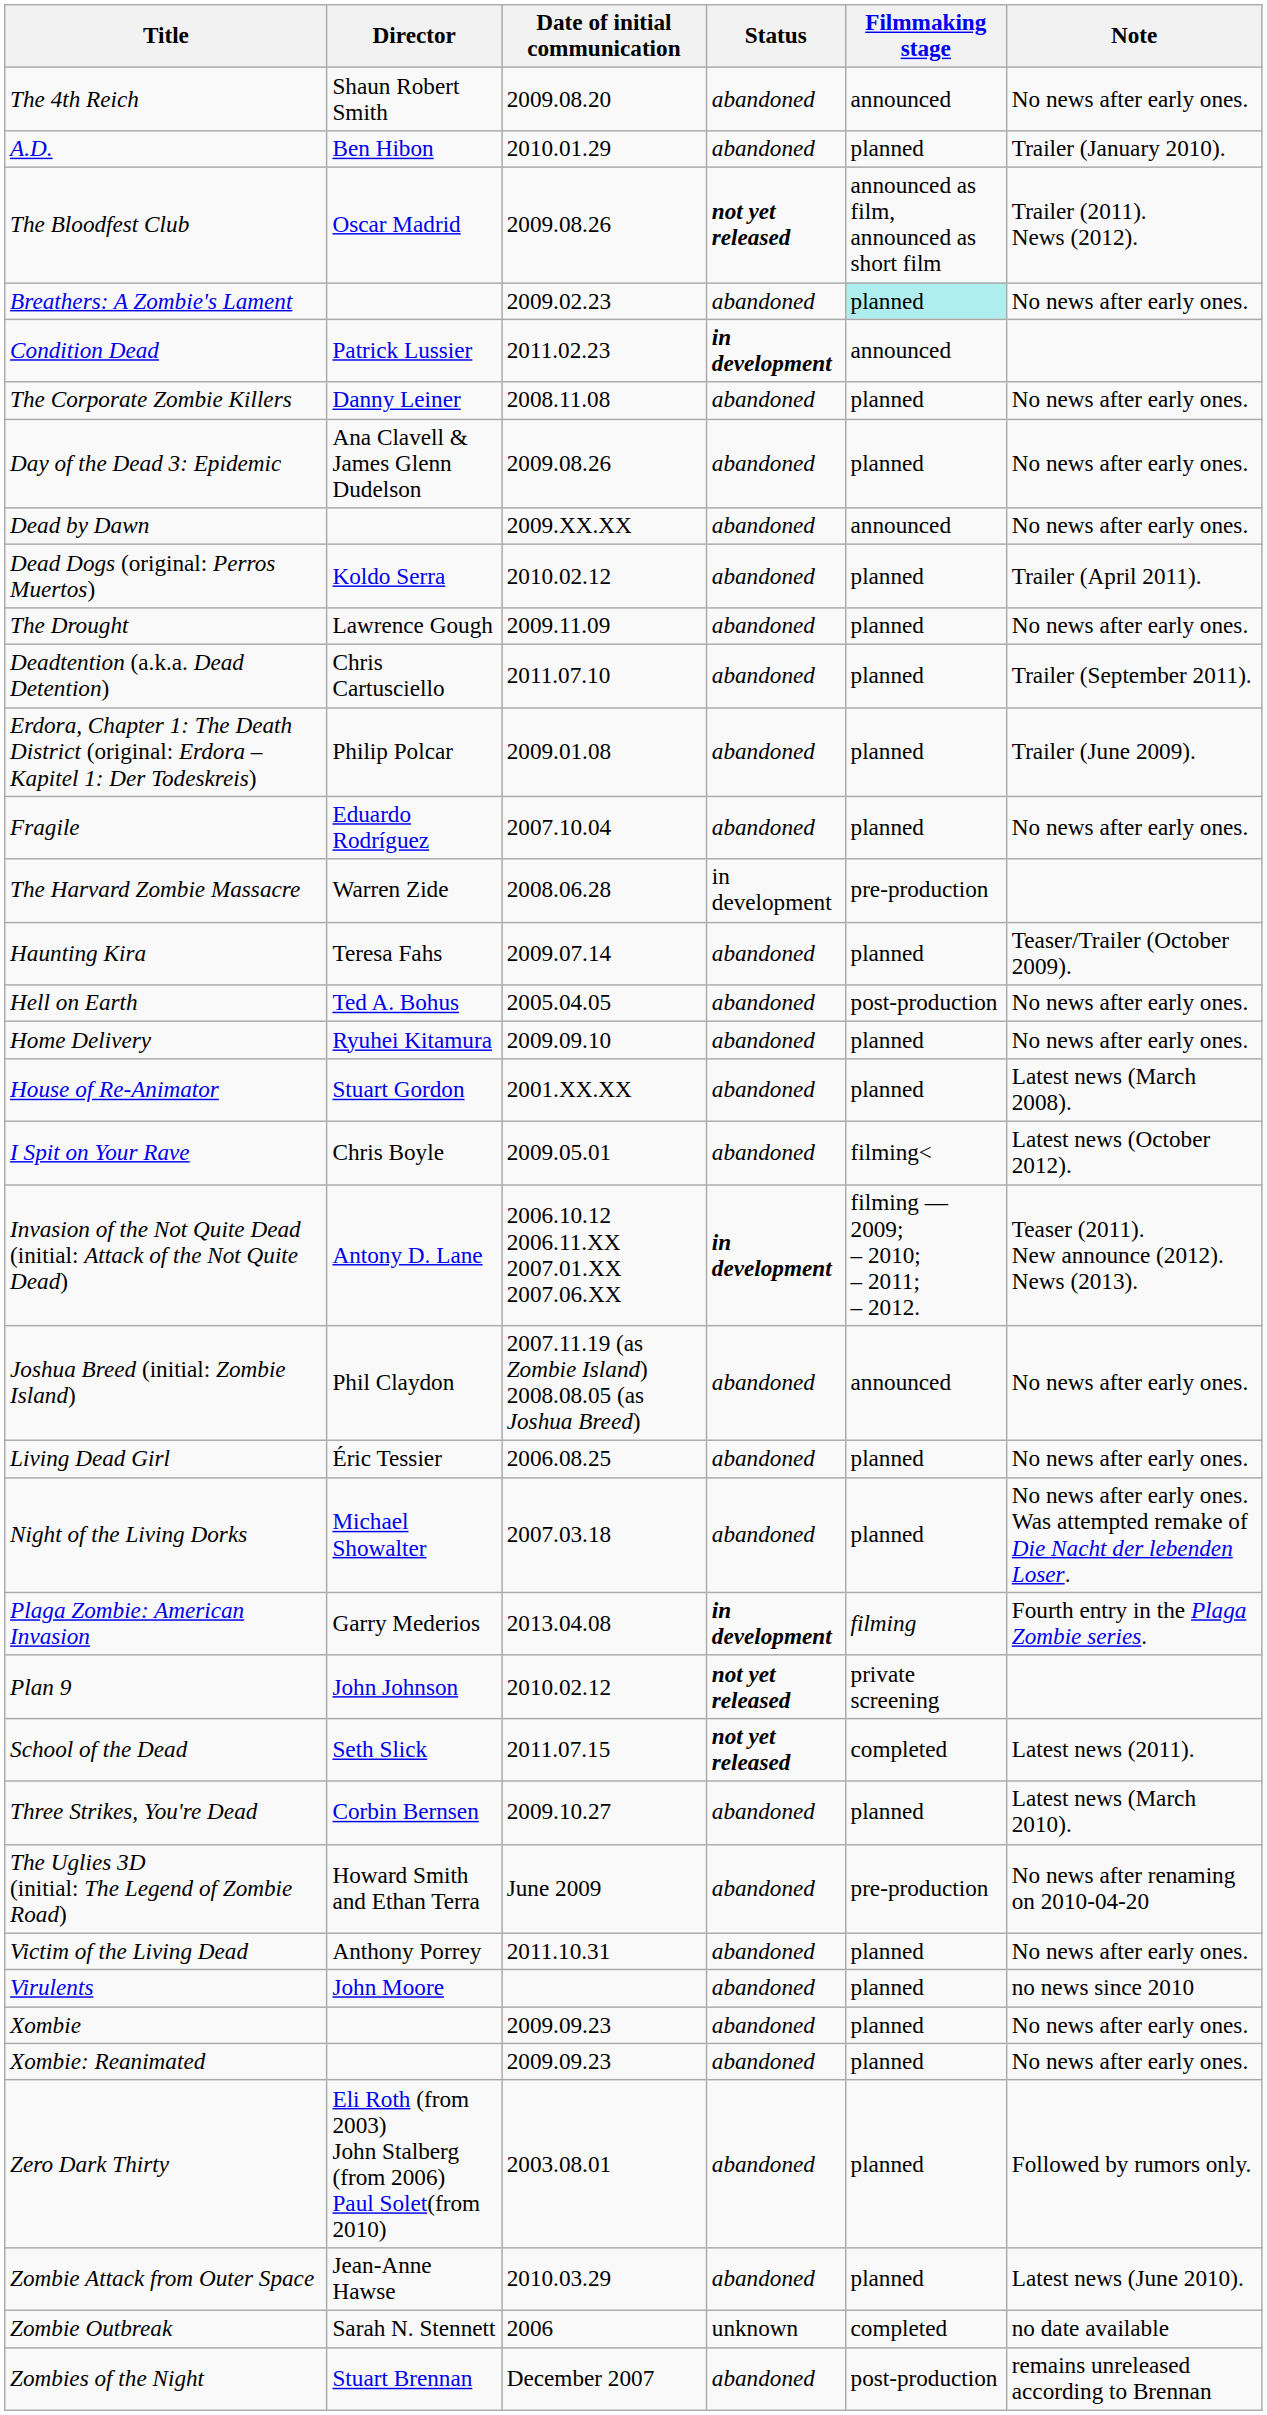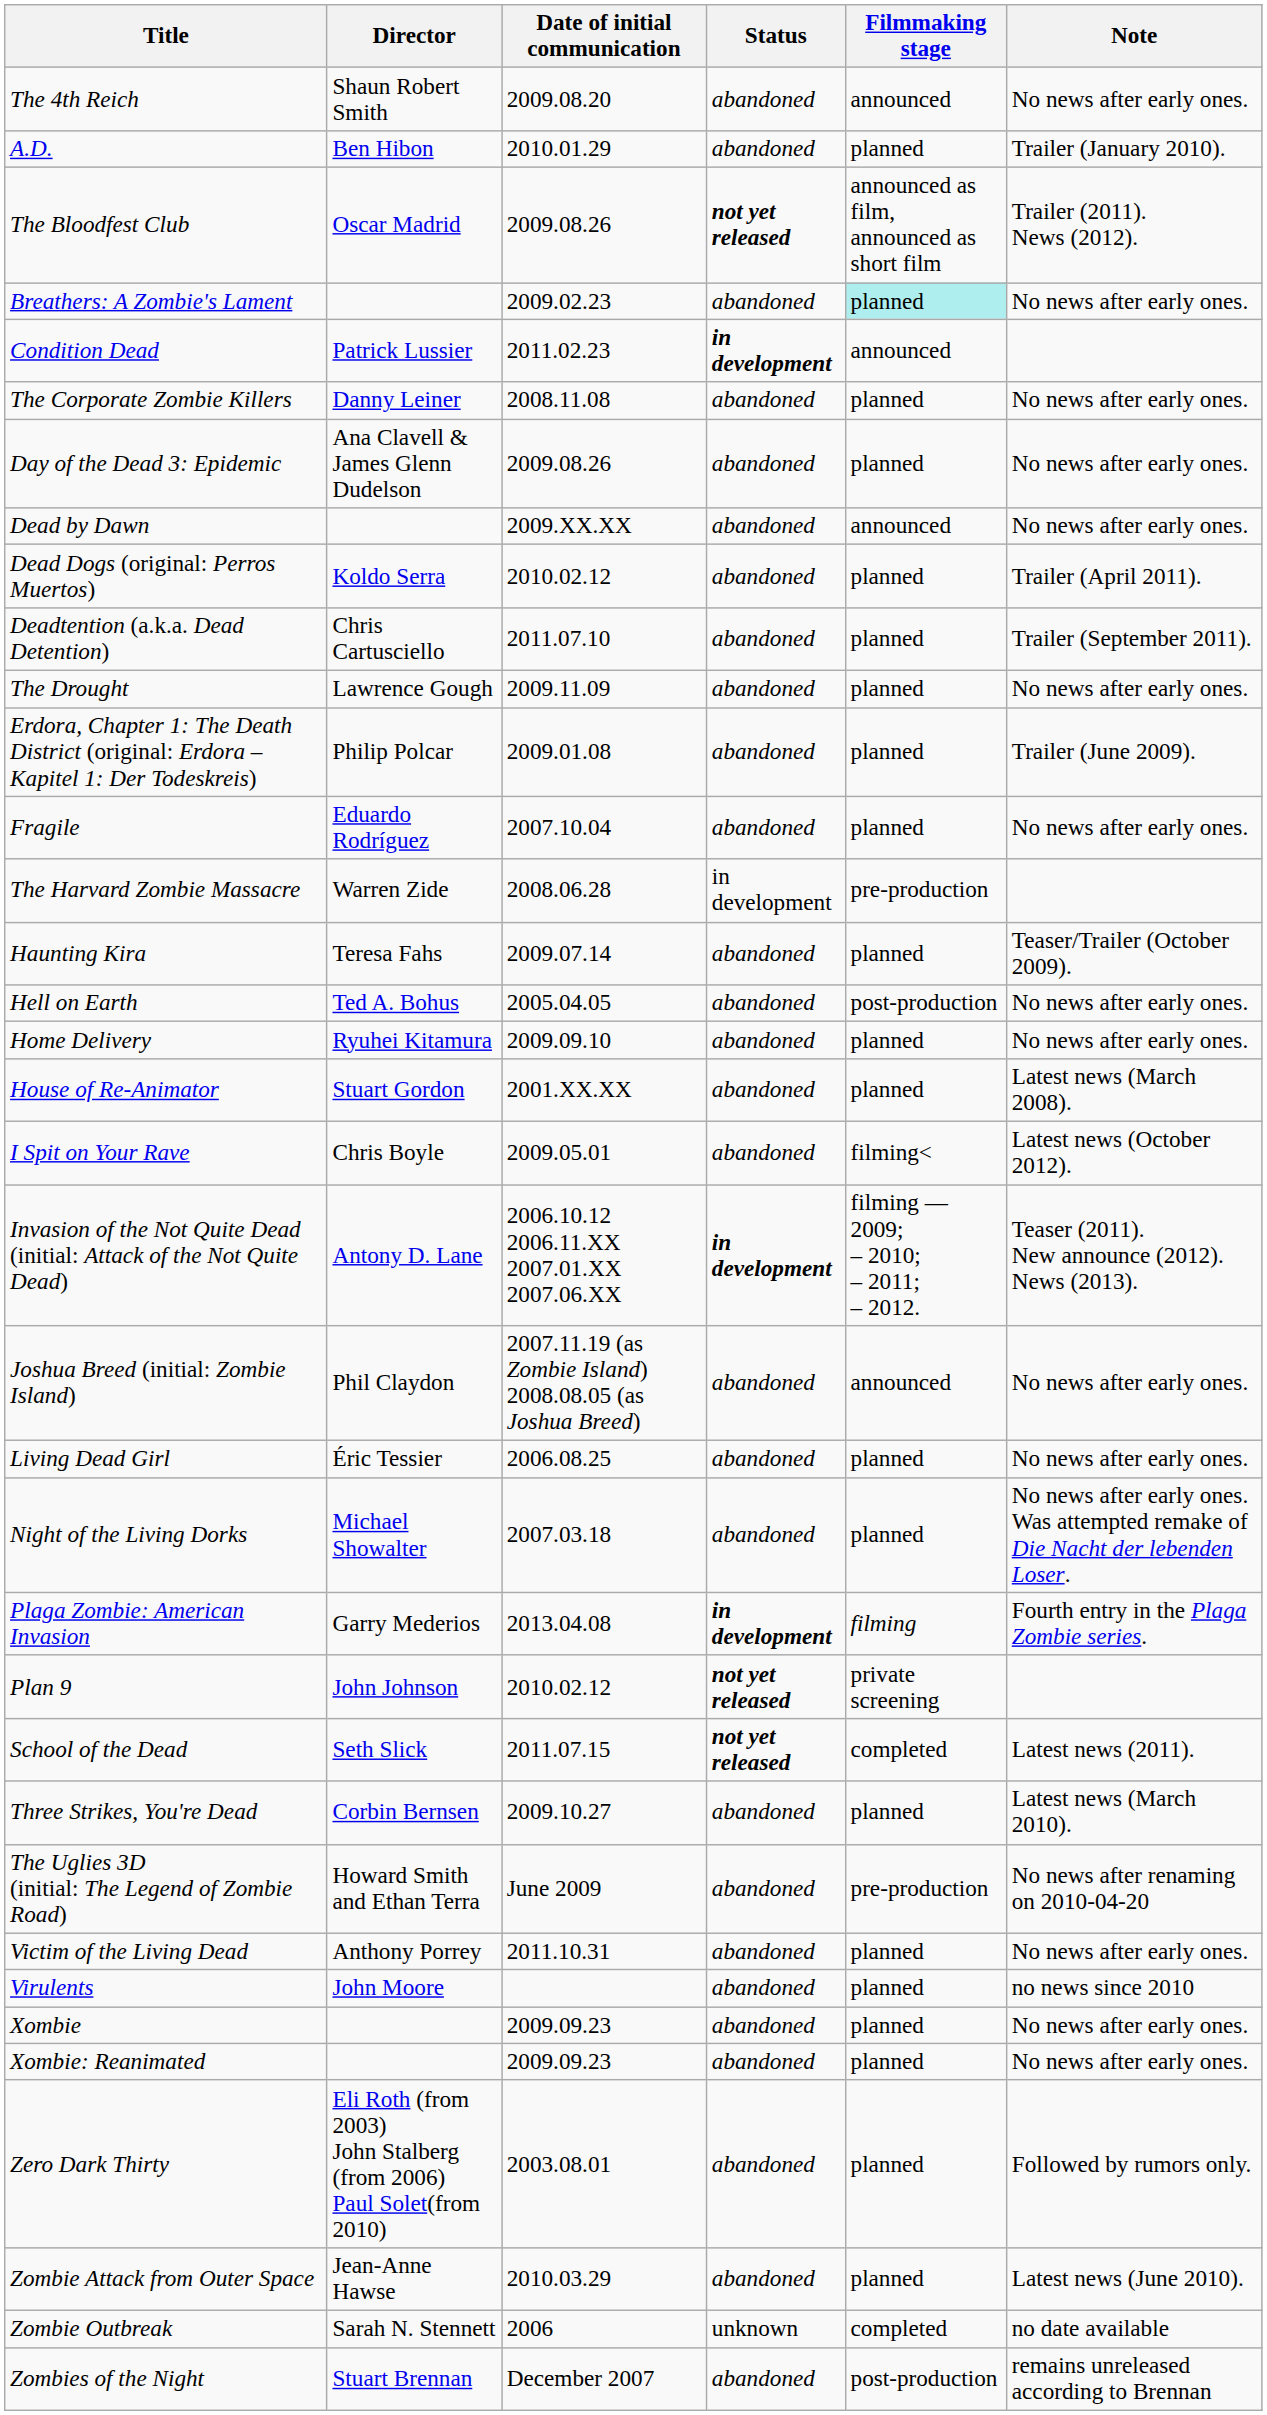rows swapped: (127, 675) <-> (69, 625)
